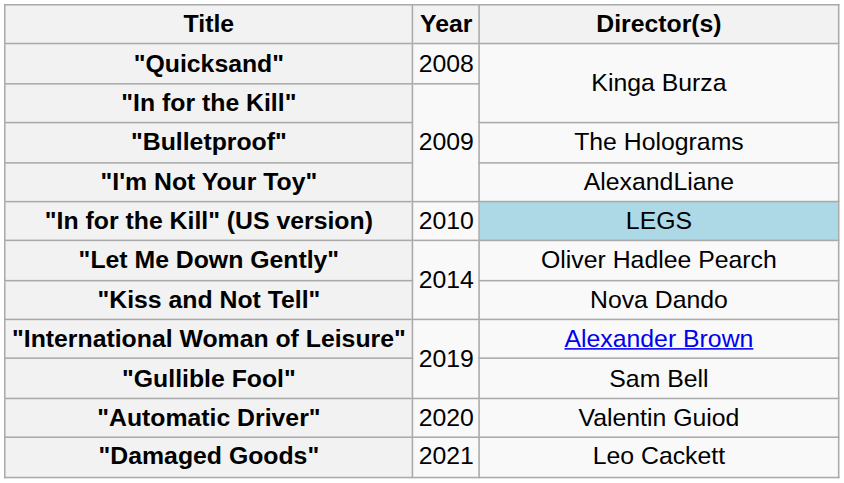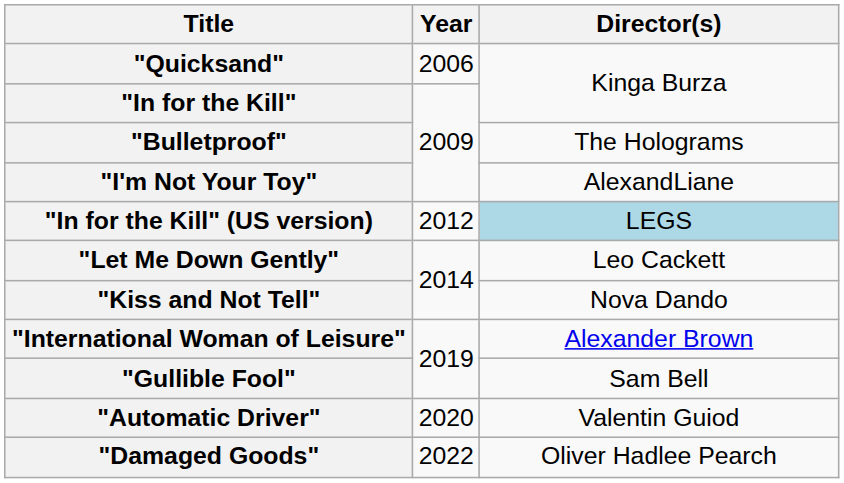(446, 63) 2008 -> (446, 63) 2006
(446, 220) 2010 -> (446, 220) 2012
(659, 260) Oliver Hadlee Pearch -> (659, 260) Leo Cackett
(446, 456) 2021 -> (446, 456) 2022
(659, 456) Leo Cackett -> (659, 456) Oliver Hadlee Pearch
